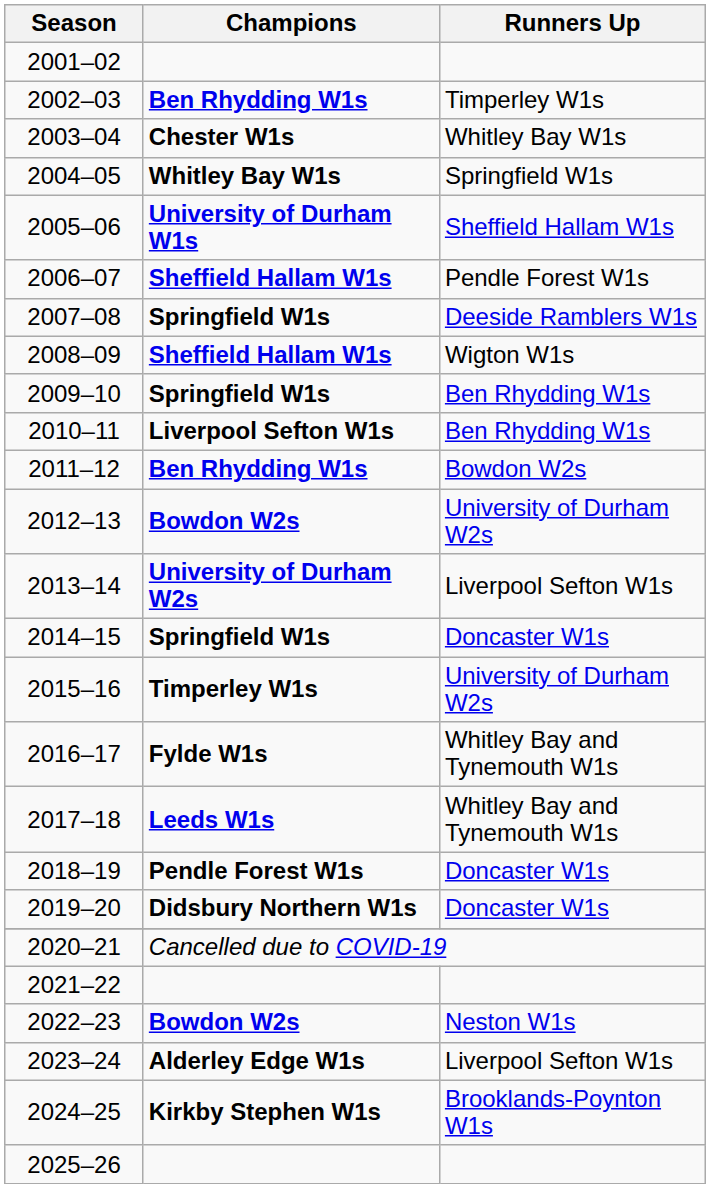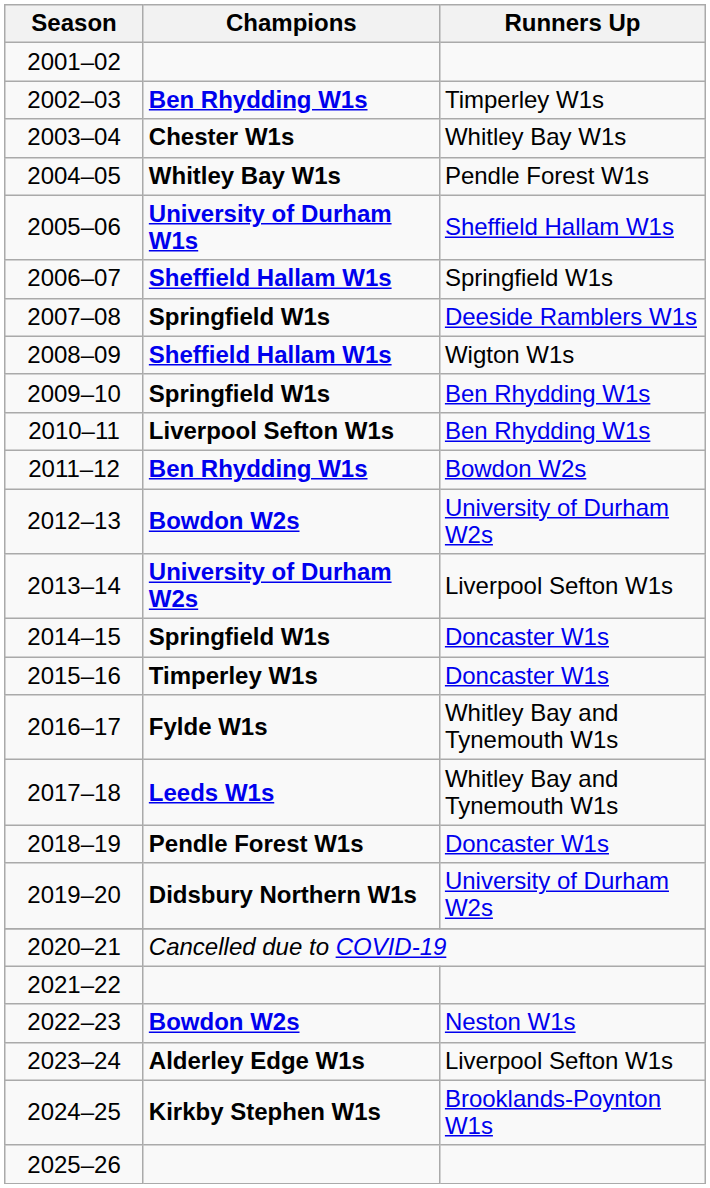(529, 175) Springfield W1s -> (547, 175) Pendle Forest W1s
(547, 278) Pendle Forest W1s -> (529, 278) Springfield W1s
(557, 688) University of Durham W2s -> (527, 675) Doncaster W1s
(527, 908) Doncaster W1s -> (557, 895) University of Durham W2s
